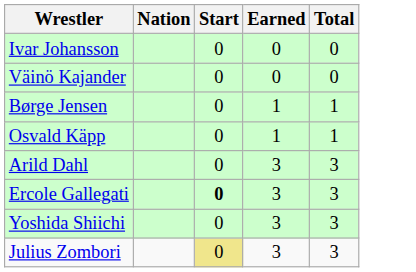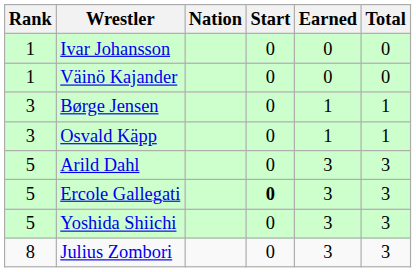+ column: (30, 19)
(219, 252) khaki background -> (270, 252) no background
